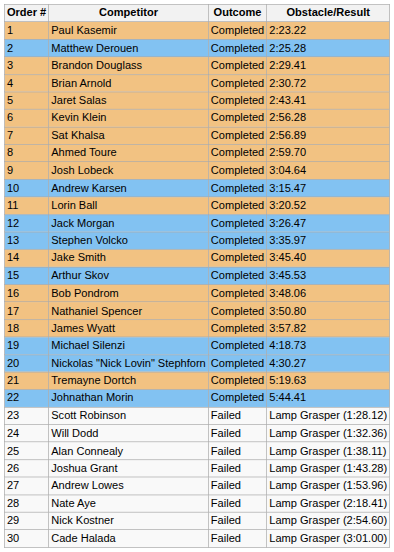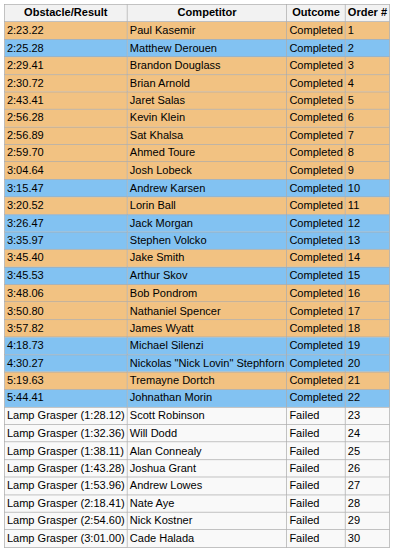columns swapped: (27, 13) <-> (328, 13)
